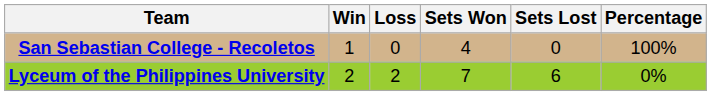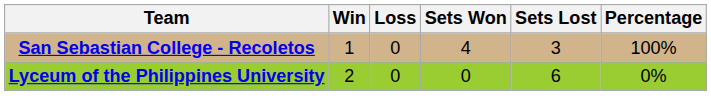(556, 47) 0 -> (556, 47) 3
(395, 76) 2 -> (395, 76) 0
(466, 76) 7 -> (466, 76) 0
